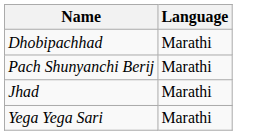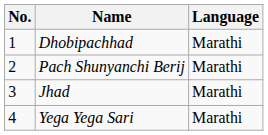+ column: (20, 17)
